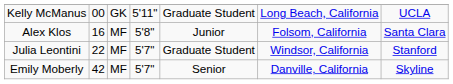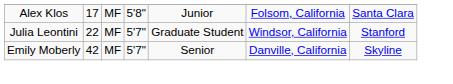- row: (47, 13)
(98, 32) 16 -> (92, 13) 17
